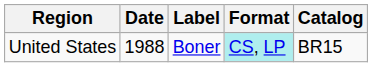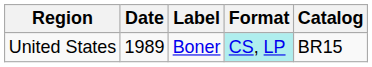(144, 47) 1988 -> (144, 47) 1989
